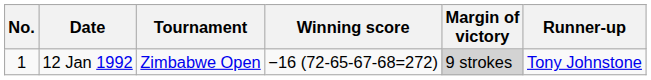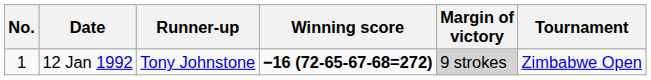columns swapped: (201, 27) <-> (584, 27)
(353, 62) normal -> (348, 62) bold
